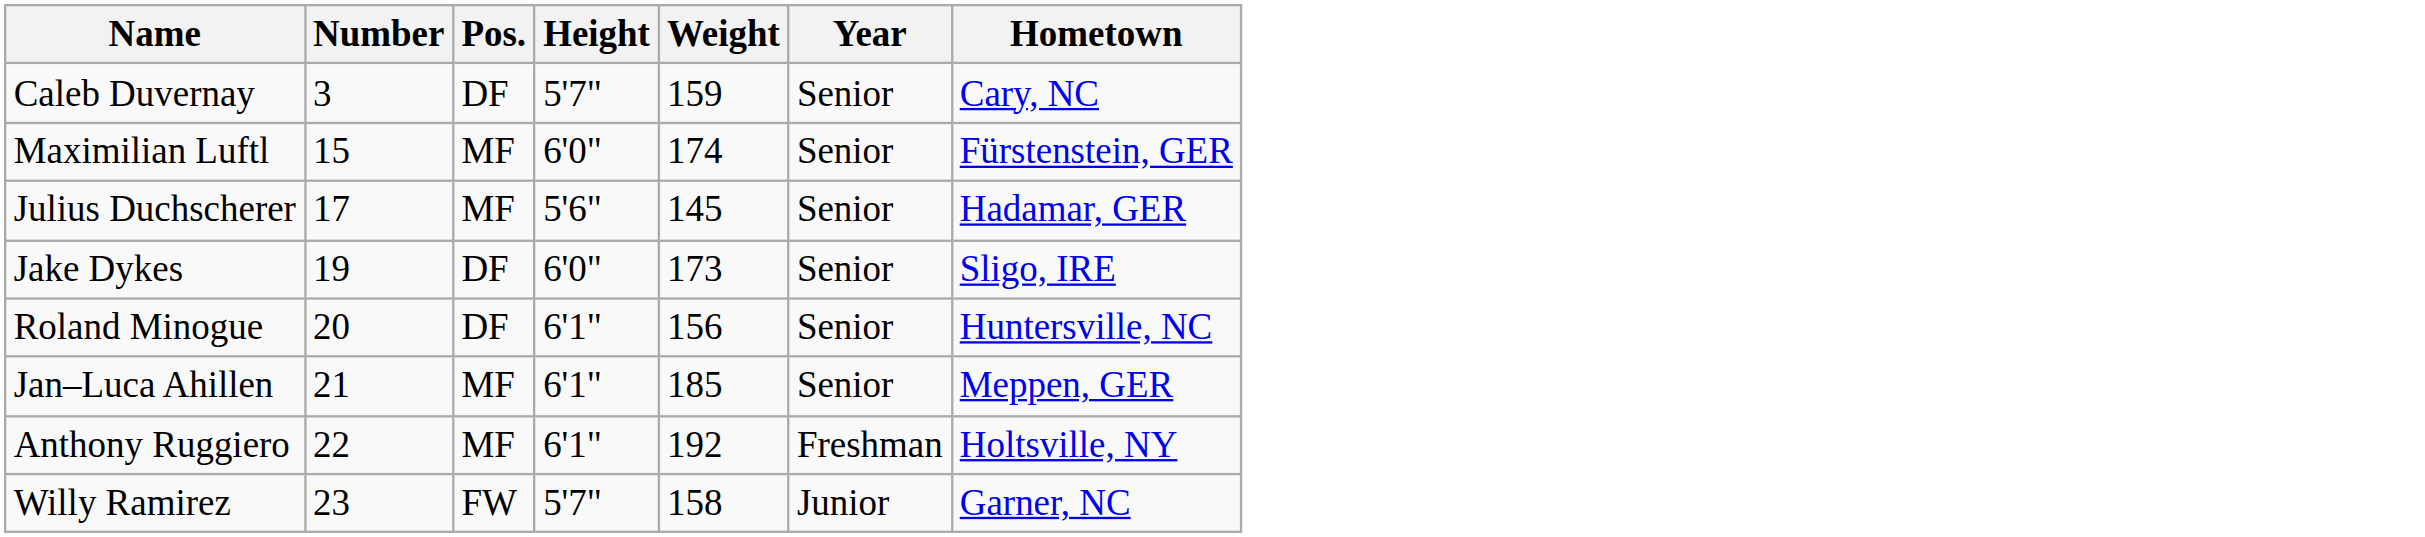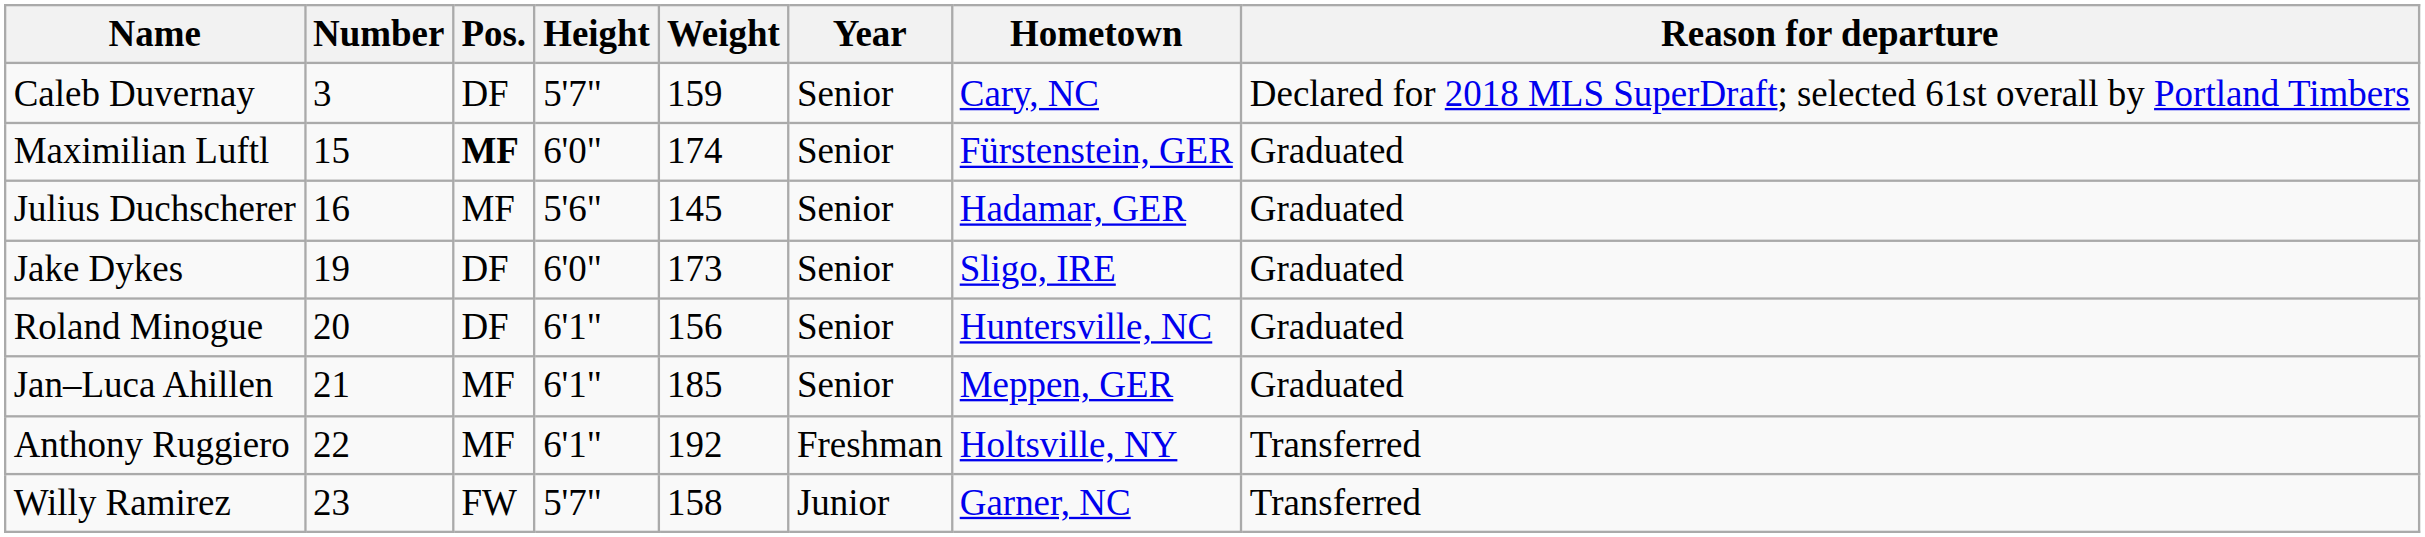+ column: (1830, 33)
(488, 151) normal -> (490, 151) bold
(331, 209) 17 -> (331, 209) 16
